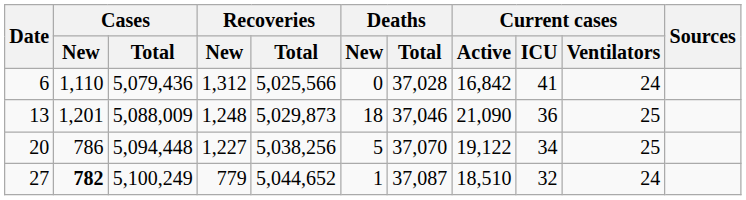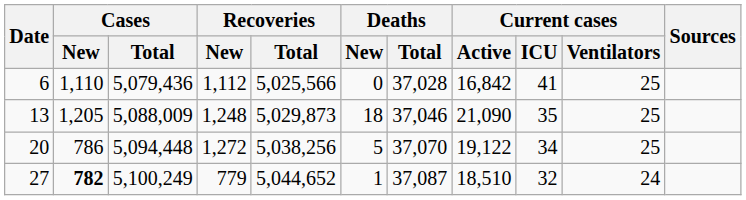(224, 83) 1,312 -> (225, 83) 1,112
(650, 83) 24 -> (650, 83) 25
(81, 115) 1,201 -> (81, 115) 1,205
(547, 115) 36 -> (547, 115) 35
(224, 147) 1,227 -> (224, 147) 1,272
